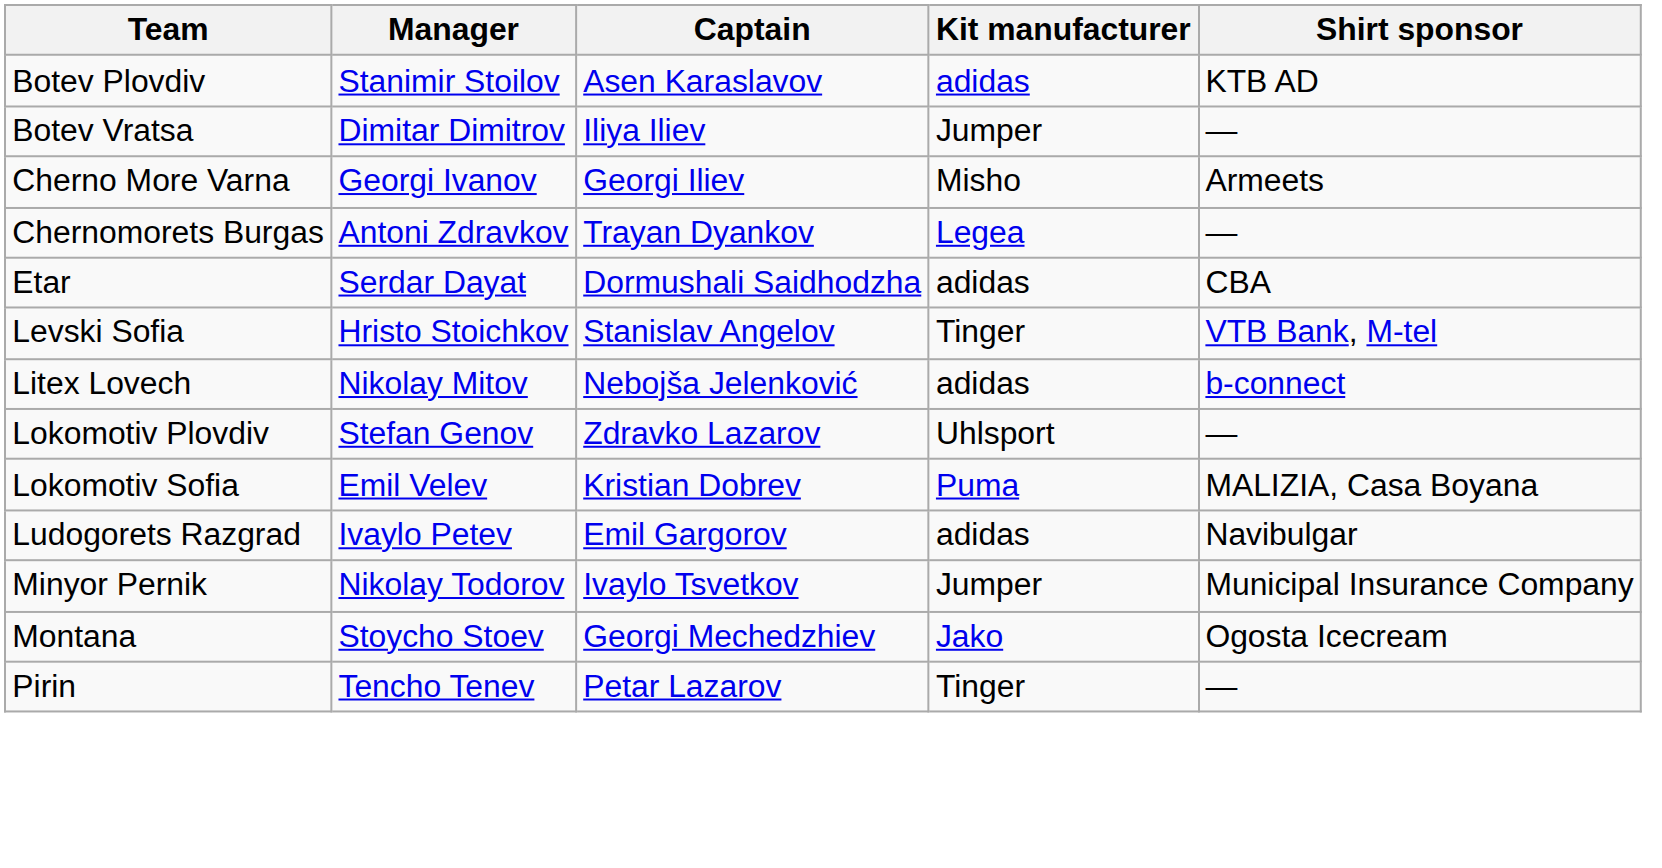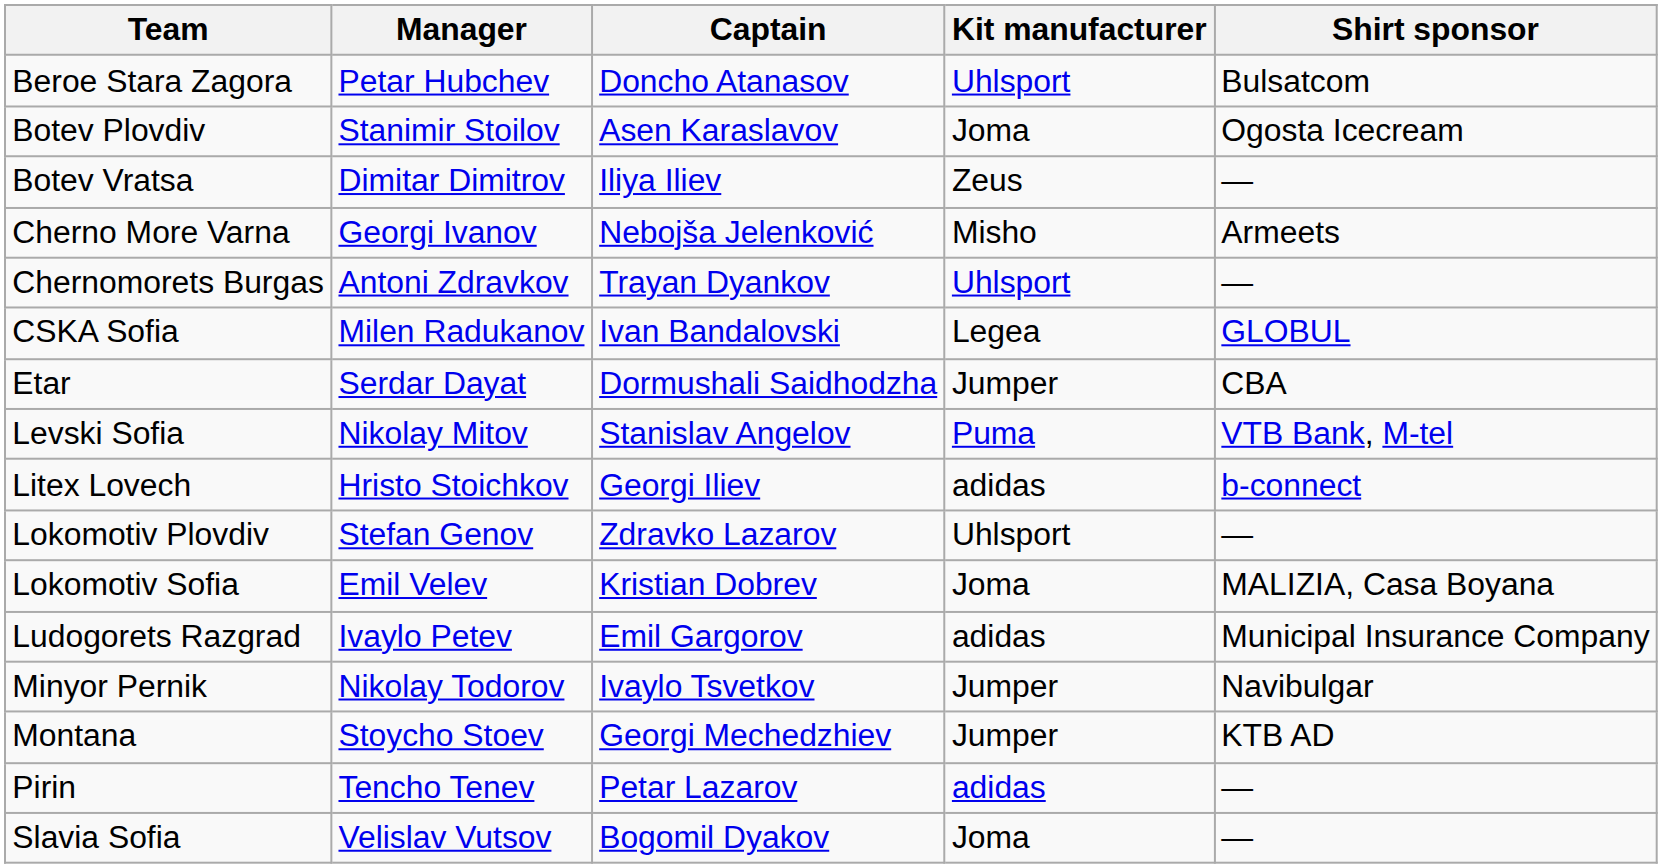+ row: (152, 80)
(983, 80) adidas -> (991, 130) Joma
(1262, 80) KTB AD -> (1343, 130) Ogosta Icecream
(989, 130) Jumper -> (987, 181) Zeus
(664, 181) Georgi Iliev -> (736, 231) Nebojša Jelenković
(980, 231) Legea -> (1011, 282) Uhlsport
+ row: (96, 332)
(983, 282) adidas -> (1005, 383) Jumper
(453, 332) Hristo Stoichkov -> (433, 433) Nikolay Mitov
(980, 332) Tinger -> (993, 433) Puma
(433, 383) Nikolay Mitov -> (453, 484) Hristo Stoichkov
(720, 383) Nebojša Jelenković -> (680, 484) Georgi Iliev
(978, 484) Puma -> (991, 585) Joma
(1282, 534) Navibulgar -> (1435, 635) Municipal Insurance Company
(1420, 585) Municipal Insurance Company -> (1297, 686) Navibulgar
(970, 635) Jako -> (1005, 736) Jumper
(1327, 635) Ogosta Icecream -> (1278, 736) KTB AD
(980, 686) Tinger -> (999, 787) adidas
+ row: (96, 837)
